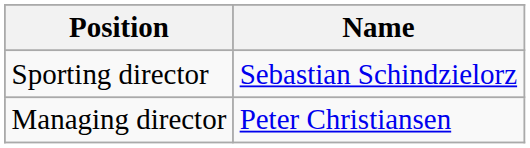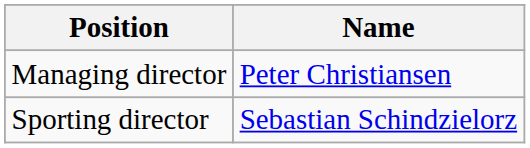rows swapped: (119, 119) <-> (110, 73)
